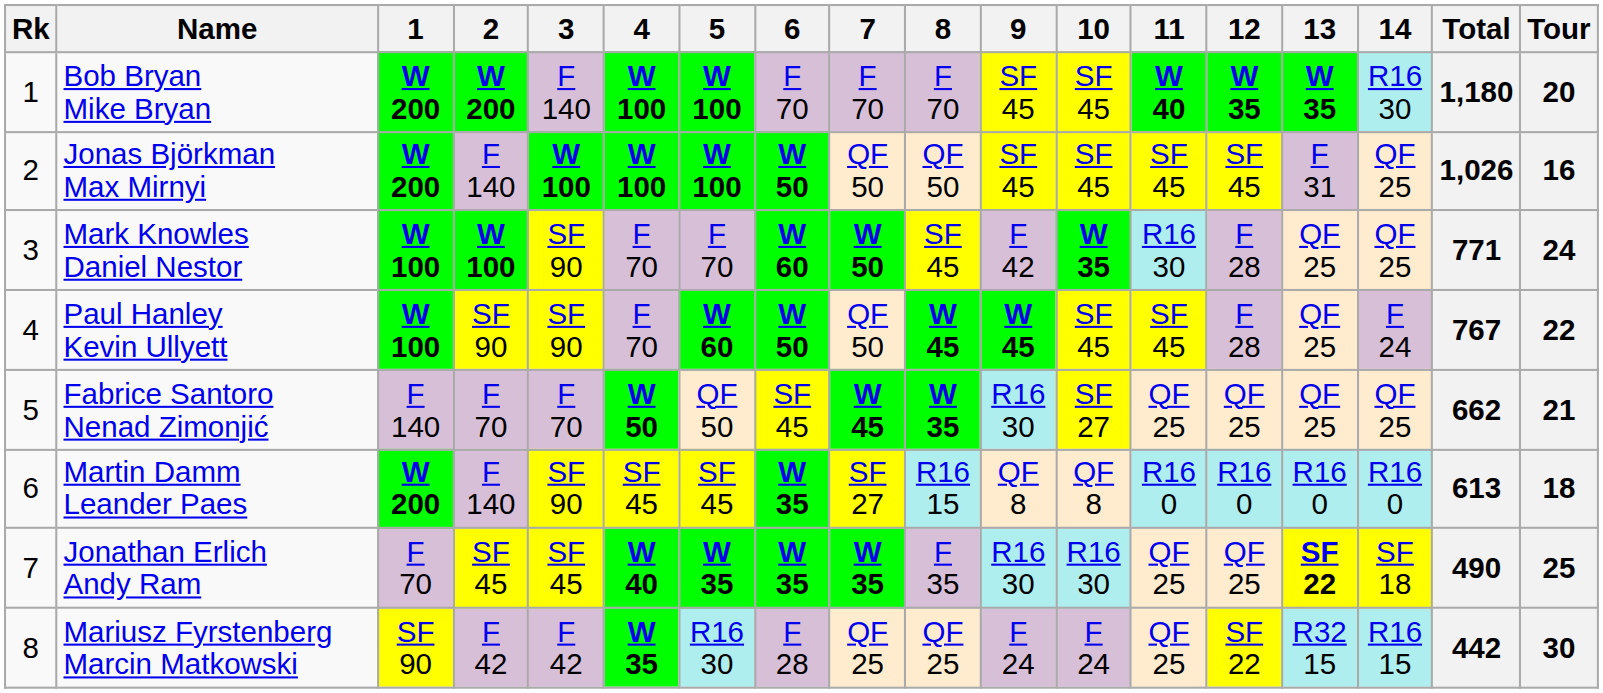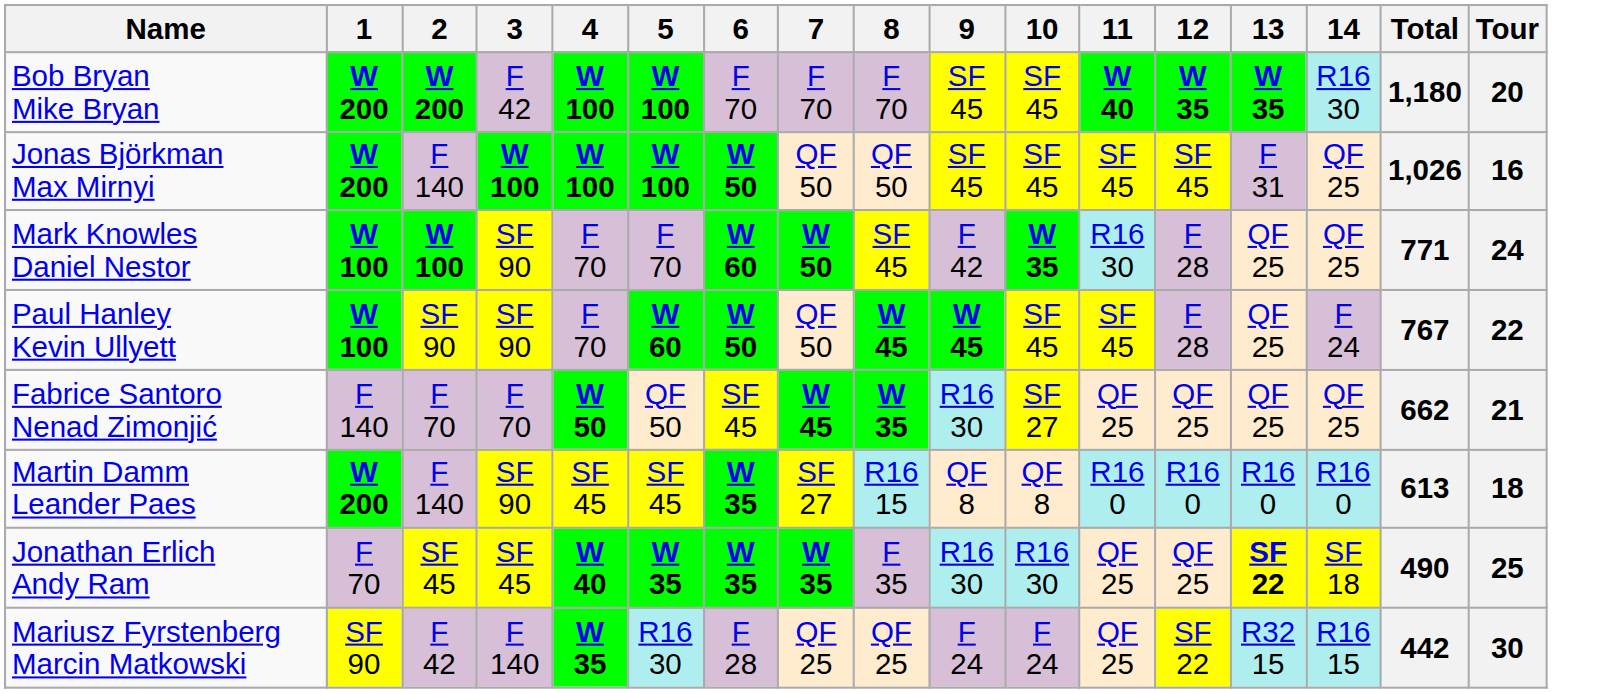- column: (31, 29)
(566, 92) F 140 -> (515, 92) F 42
(566, 648) F 42 -> (515, 648) F 140
